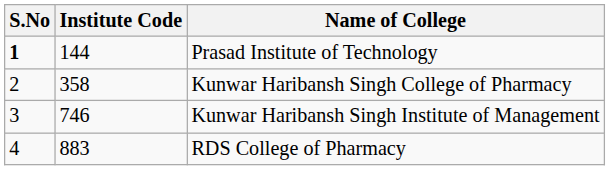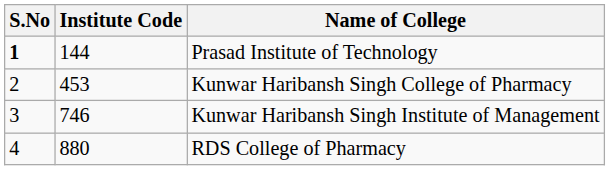(75, 84) 358 -> (75, 84) 453
(75, 148) 883 -> (75, 148) 880
